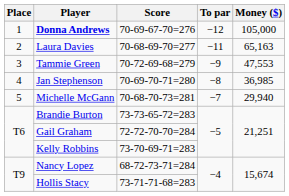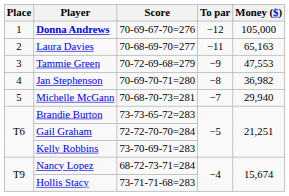(259, 81) 36,985 -> (259, 81) 36,982
